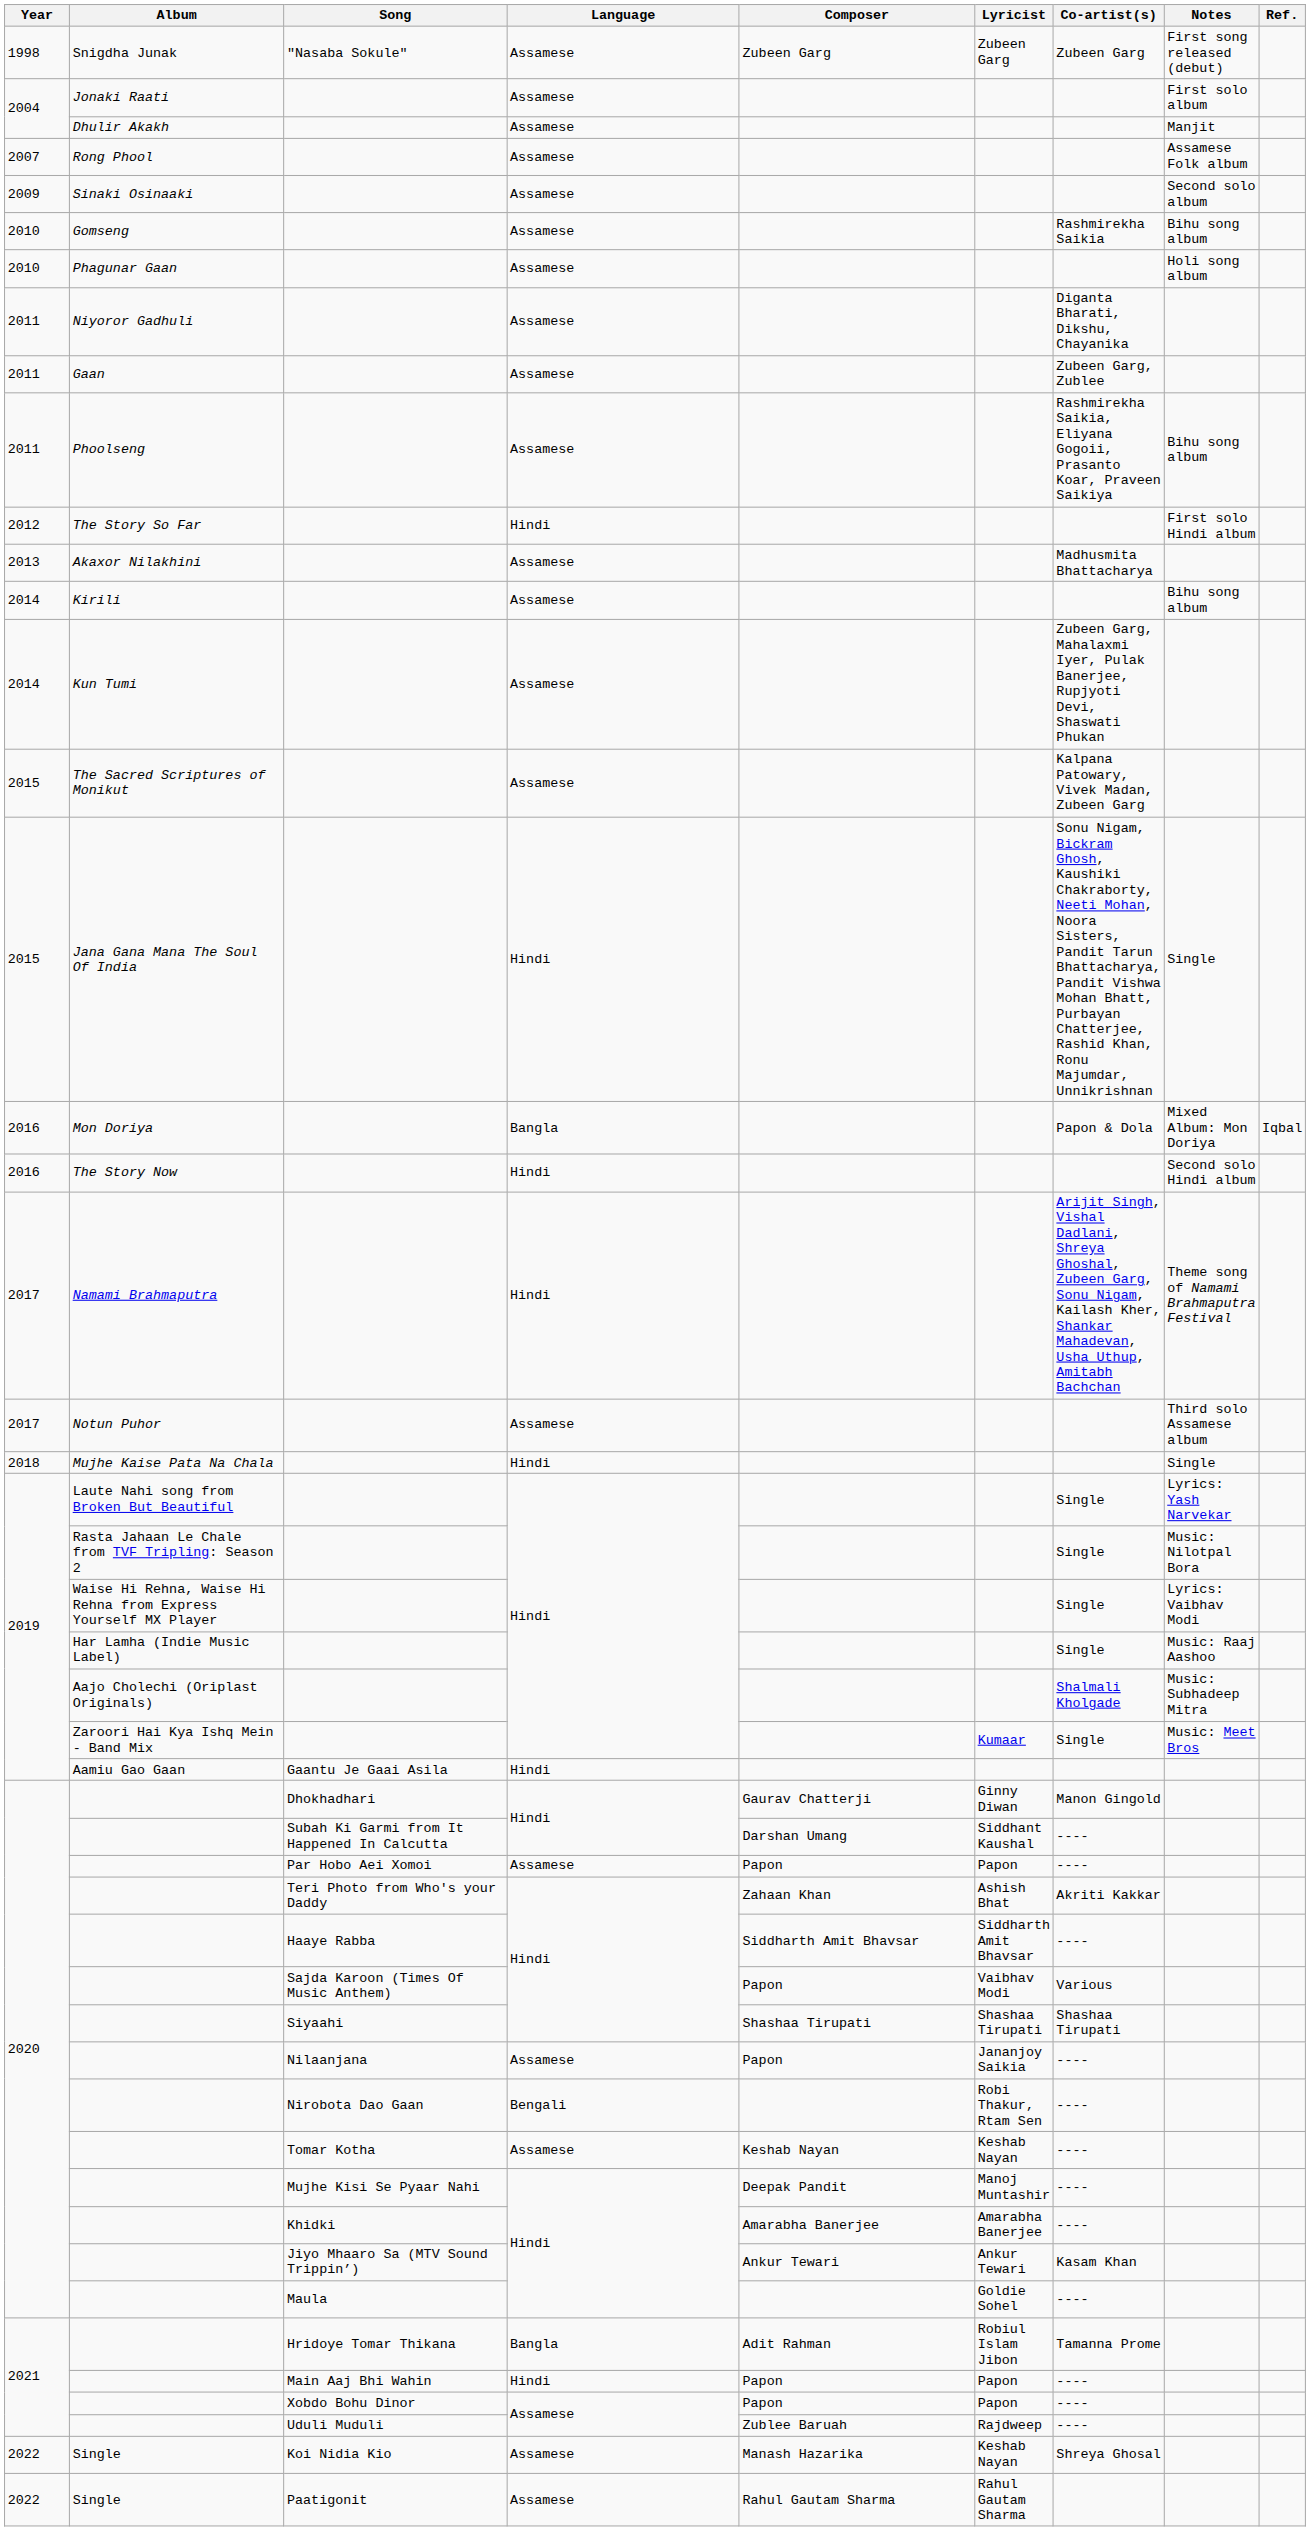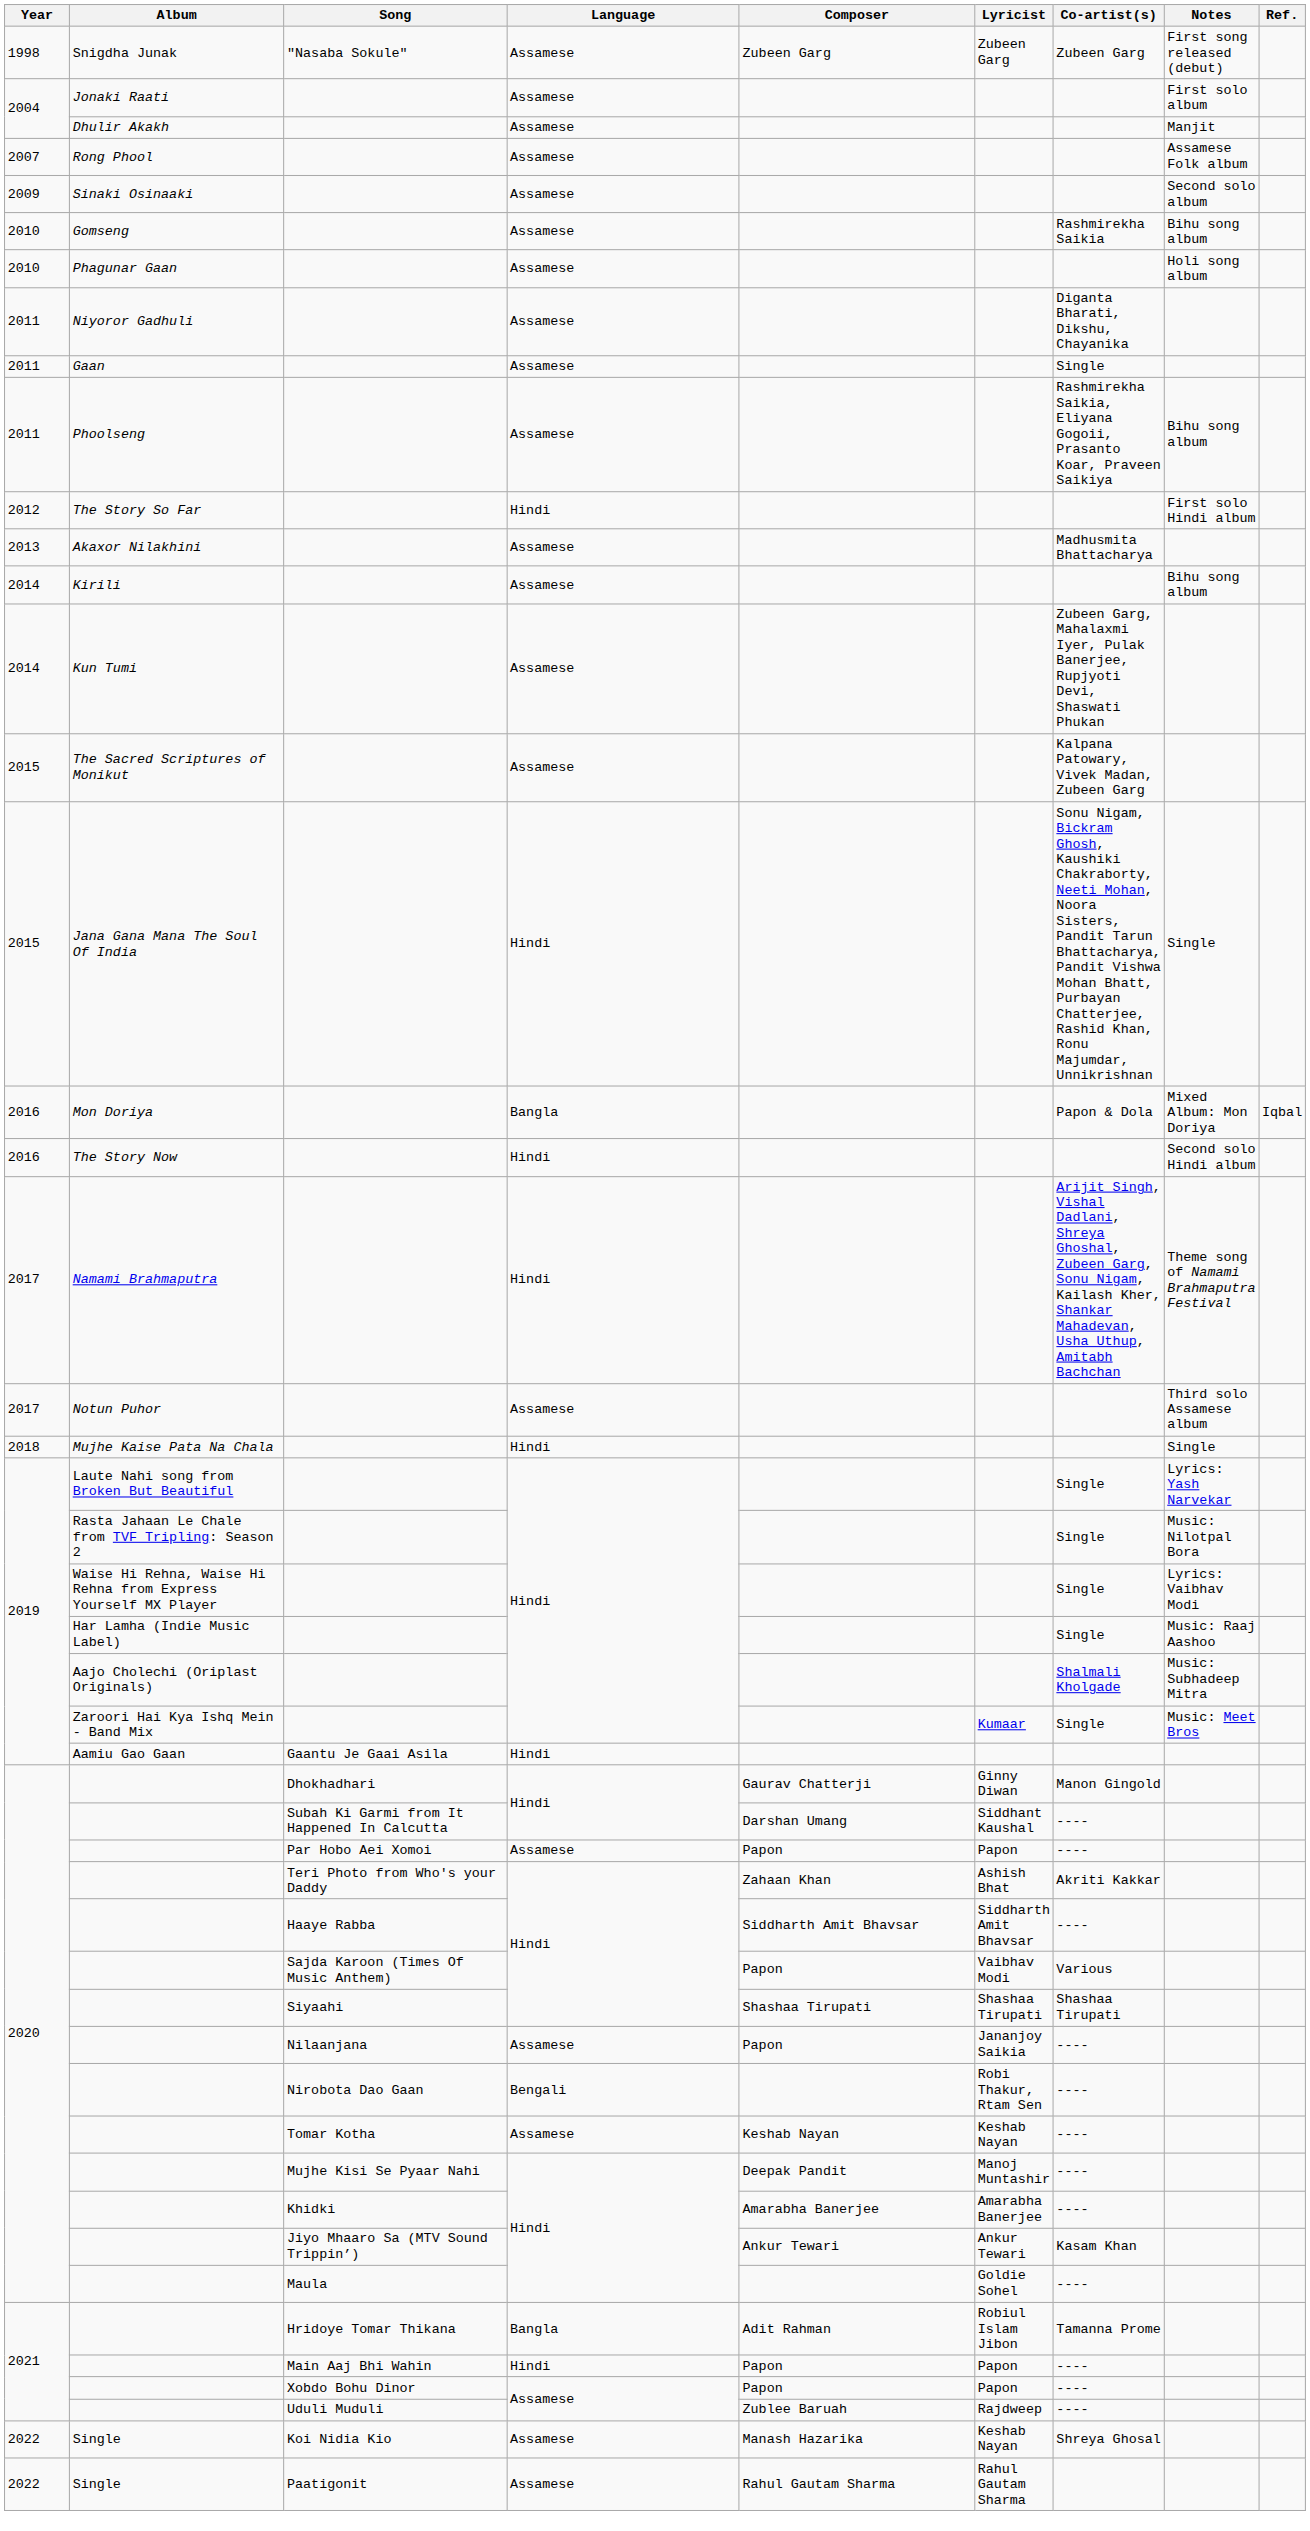(1105, 374) Zubeen Garg, Zublee -> (1080, 366) Single
